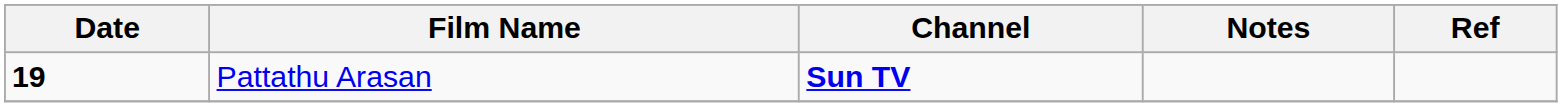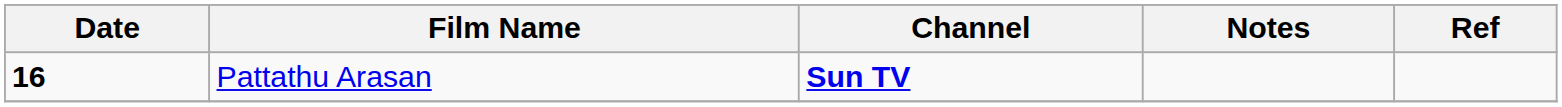(29, 76) 19 -> (29, 76) 16
